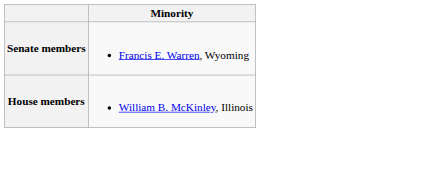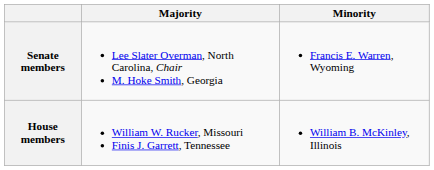+ column: (180, 13)
